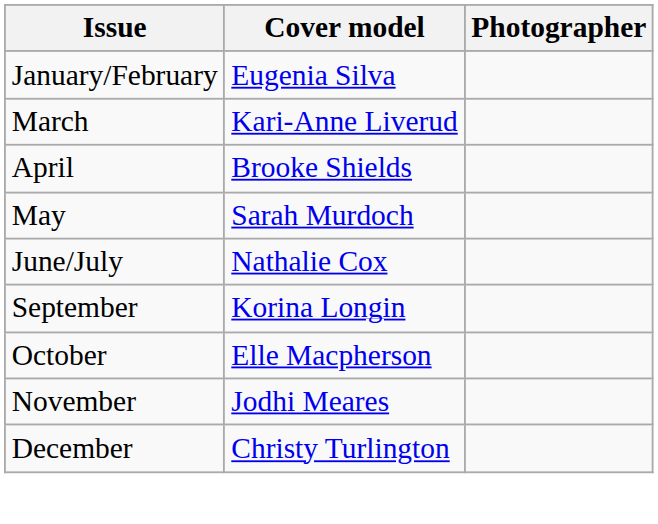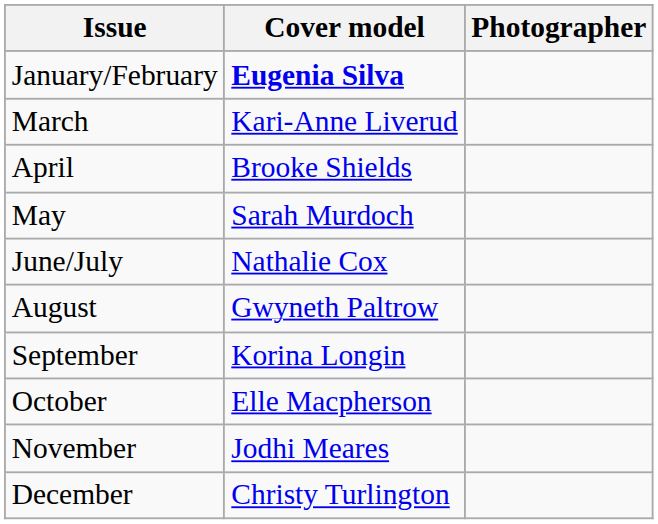(313, 74) normal -> (318, 74) bold
+ row: (54, 307)
